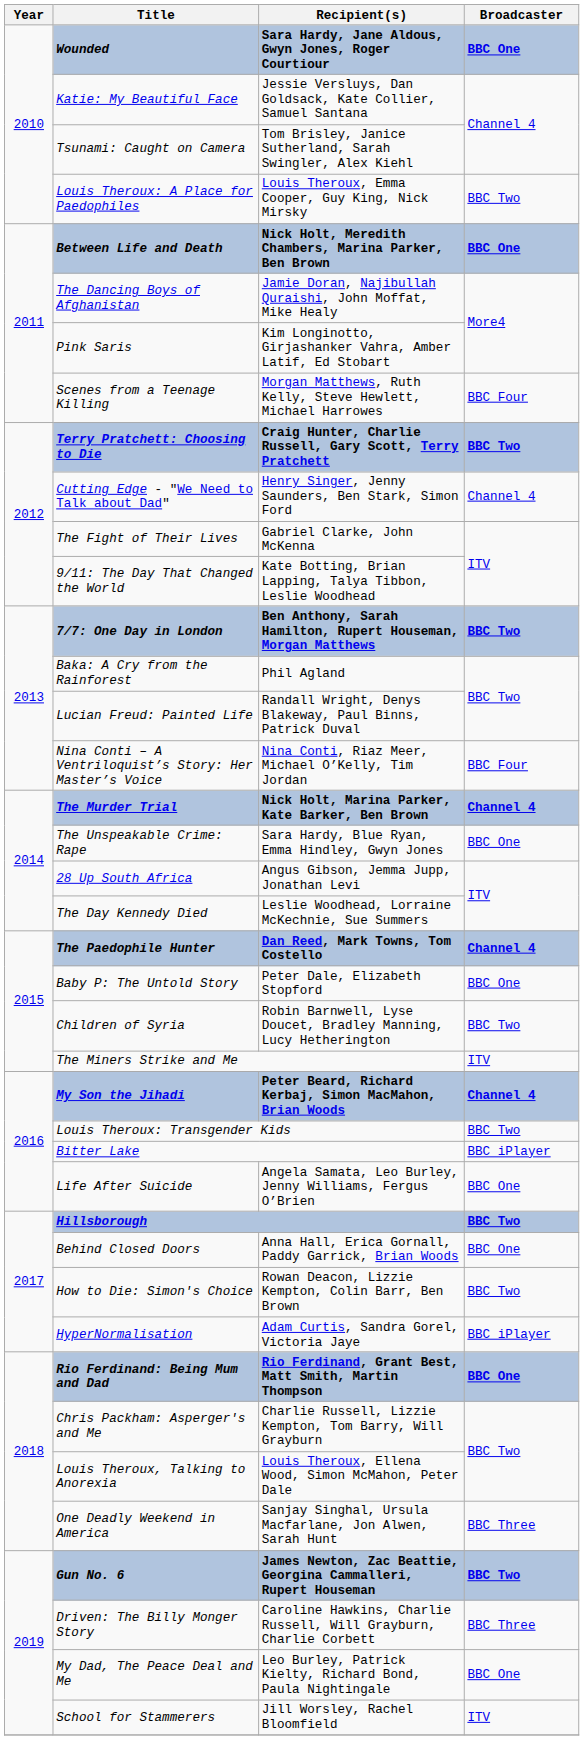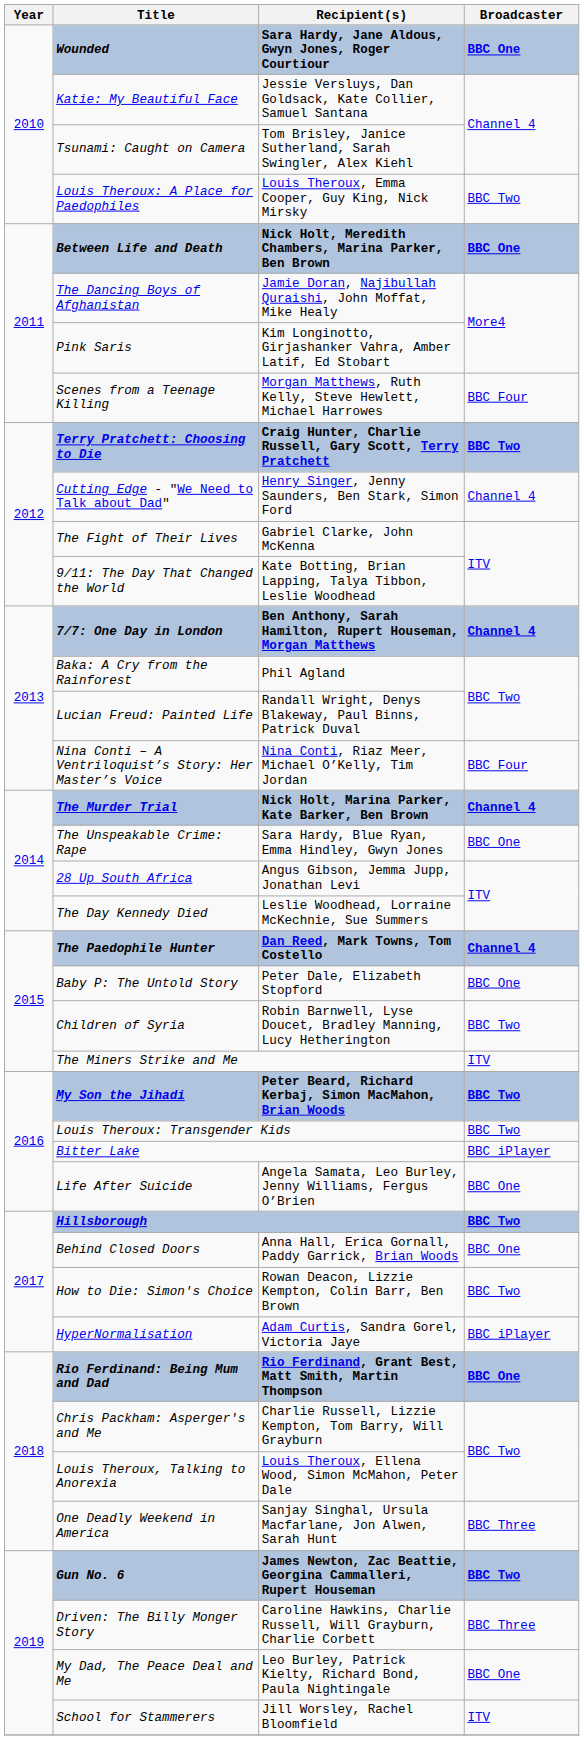(494, 631) BBC Two -> (501, 631) Channel 4
(501, 1096) Channel 4 -> (494, 1096) BBC Two
